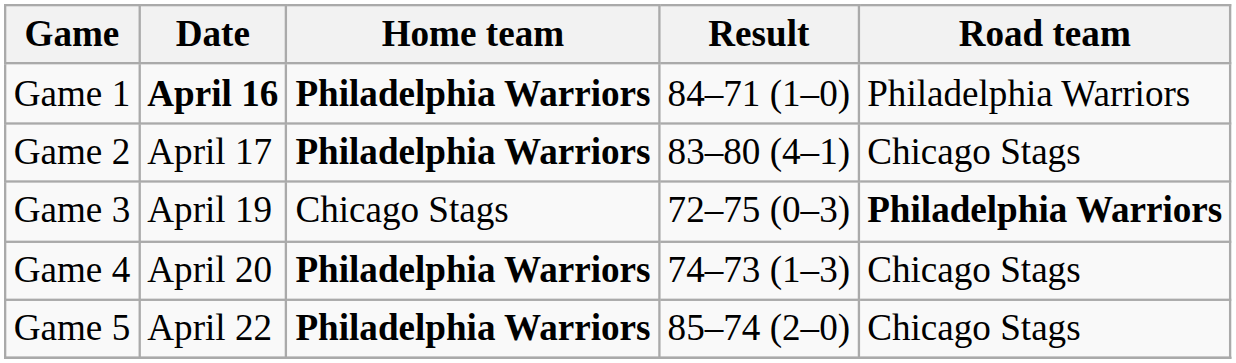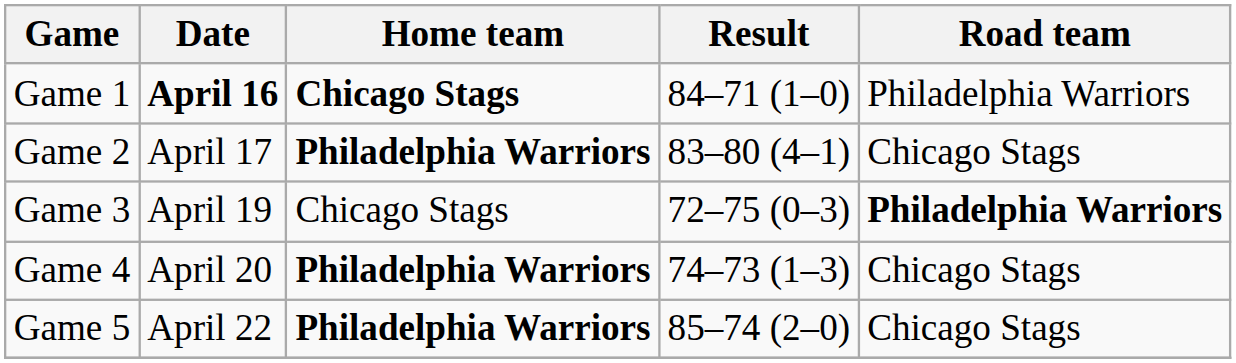(473, 92) Philadelphia Warriors -> (407, 92) Chicago Stags
